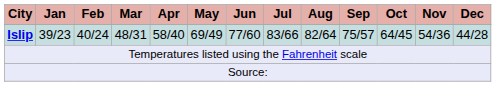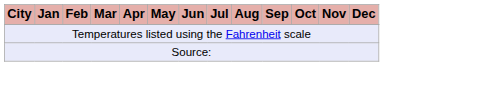- row: (20, 34)
